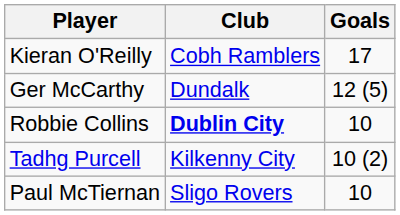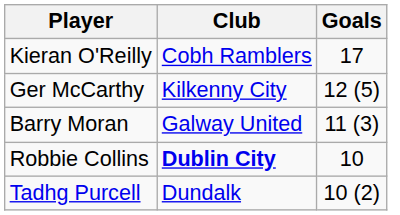(210, 90) Dundalk -> (224, 90) Kilkenny City
+ row: (69, 124)
(232, 158) Kilkenny City -> (201, 192) Dundalk
- row: (85, 192)
